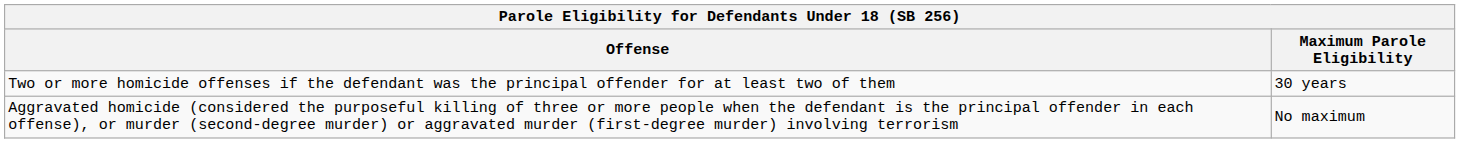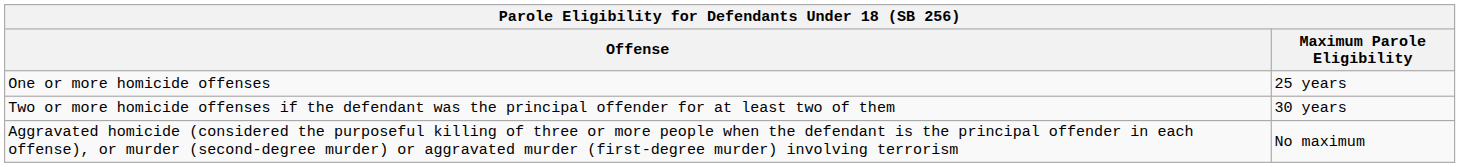+ row: (139, 83)
